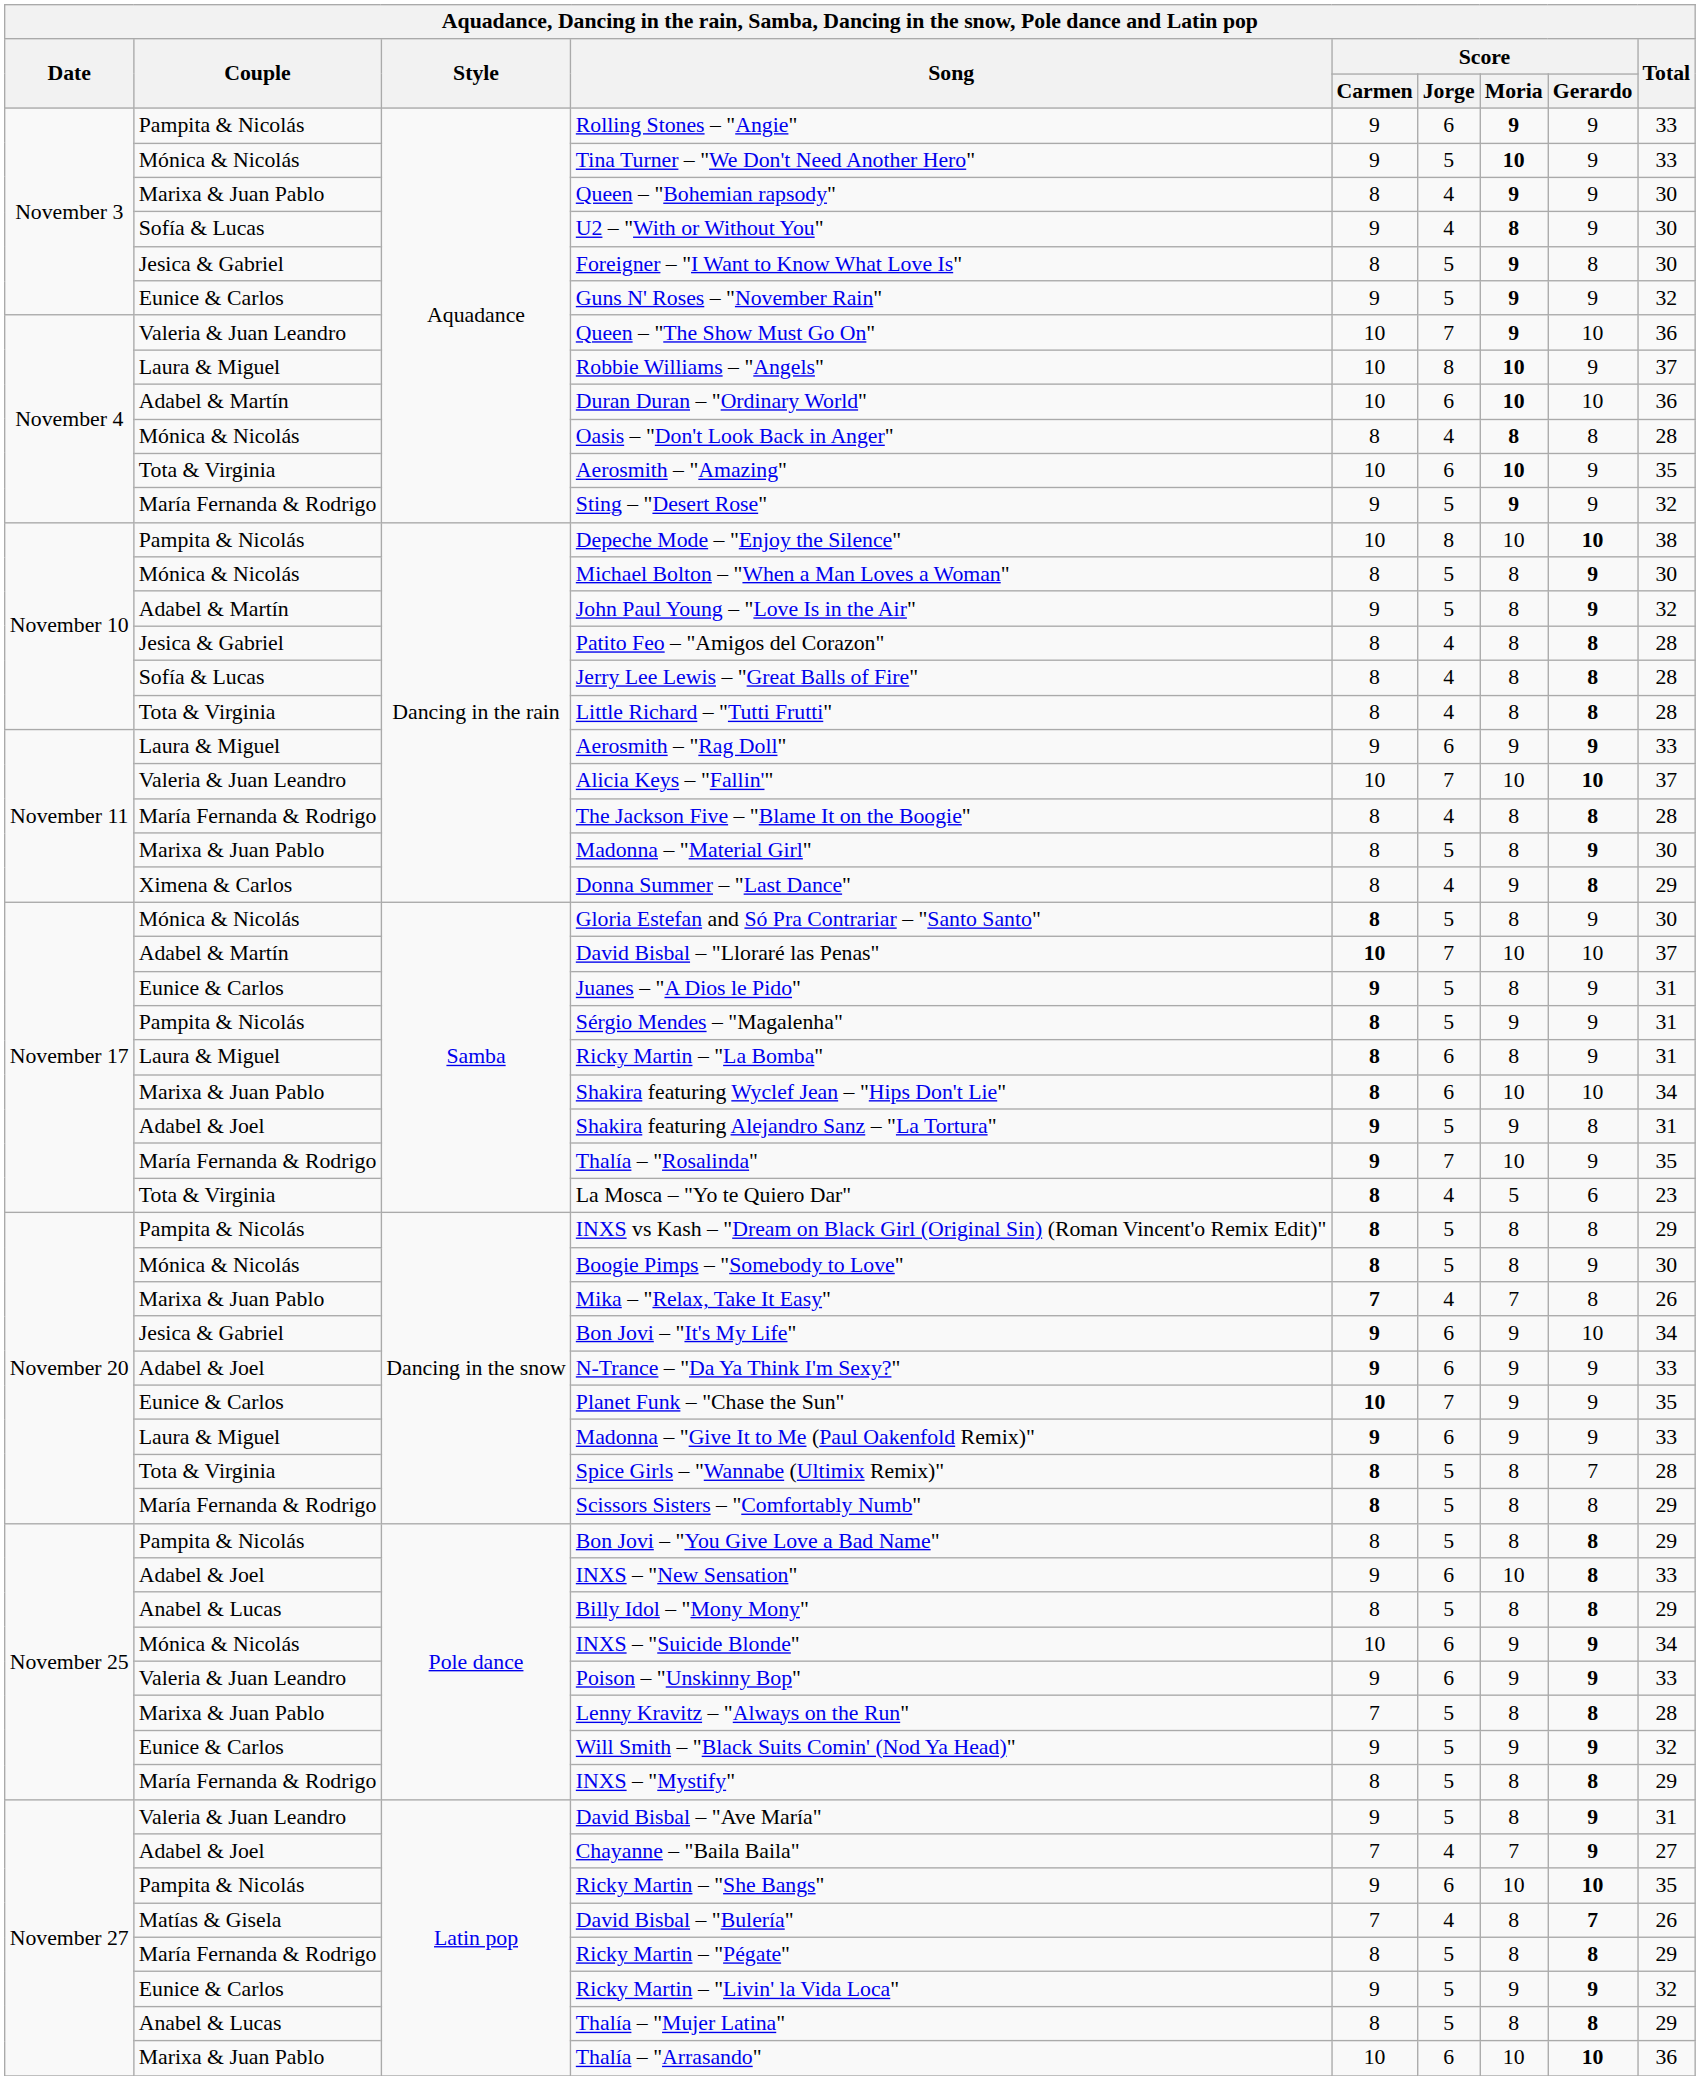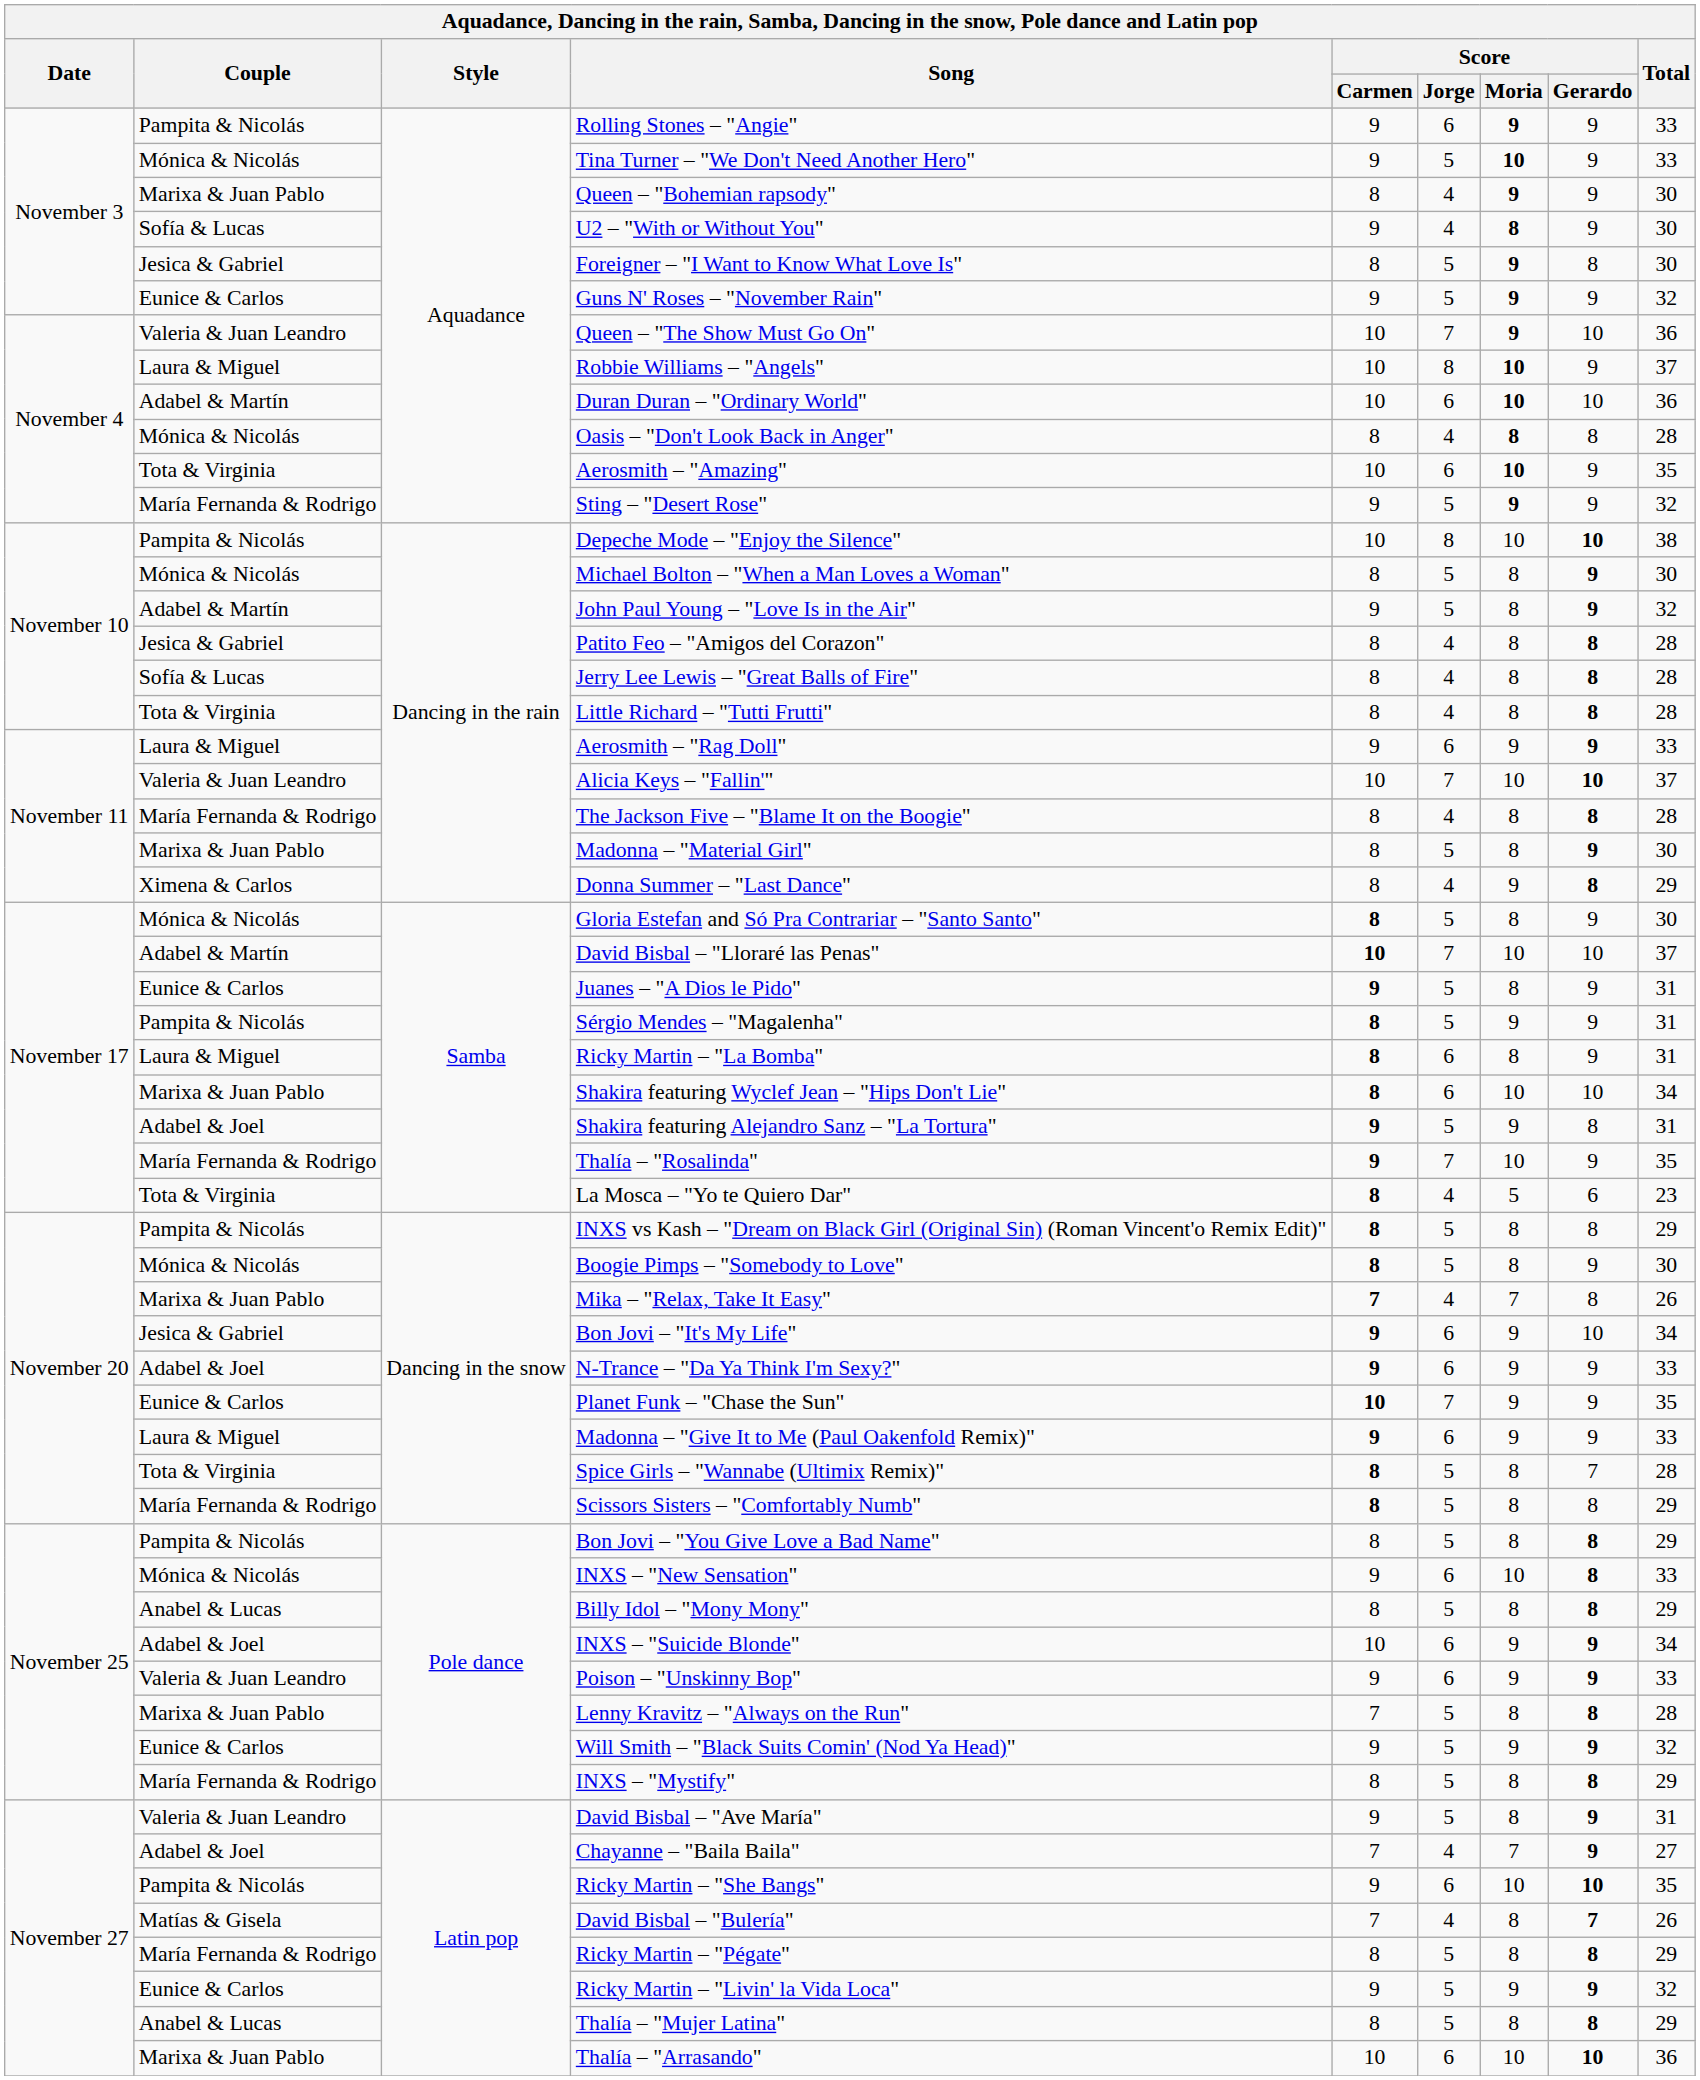(202, 1574) Adabel & Joel -> (219, 1574) Mónica & Nicolás
(219, 1643) Mónica & Nicolás -> (202, 1643) Adabel & Joel
